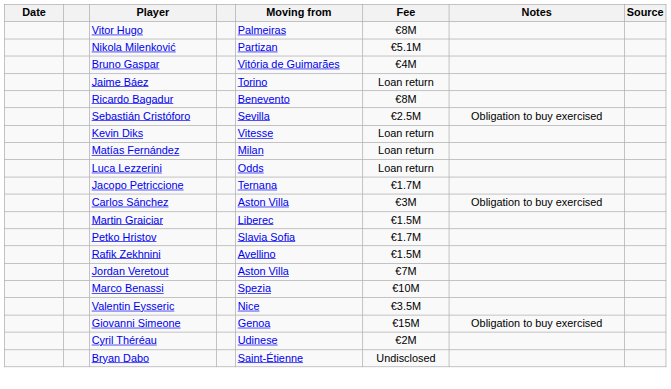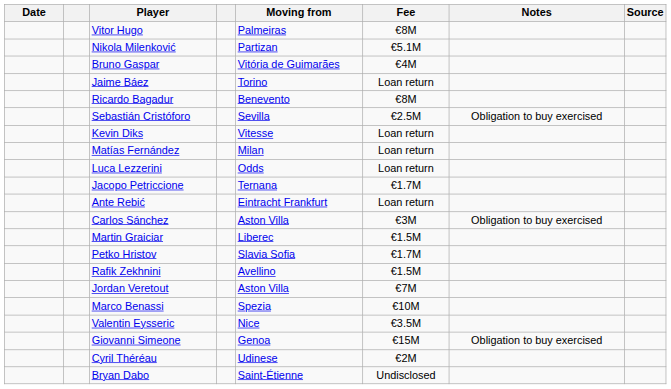+ row: (118, 202)
